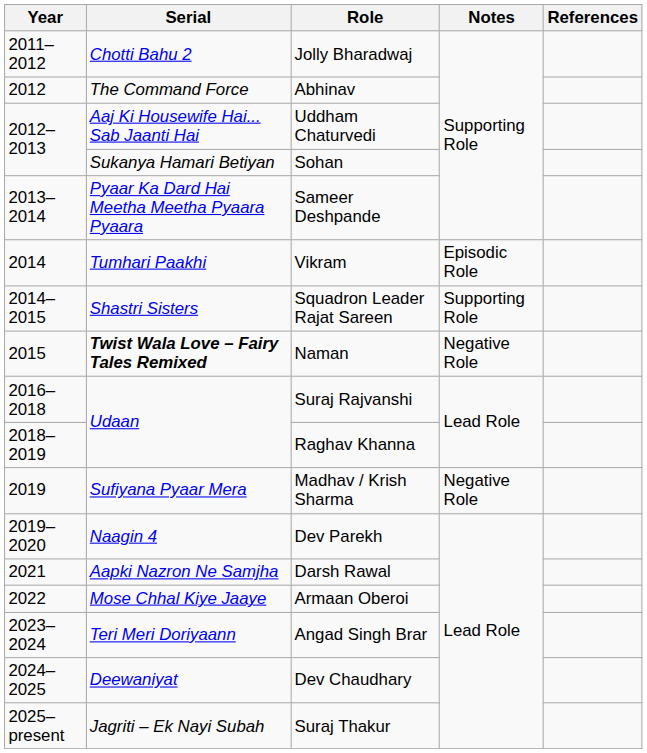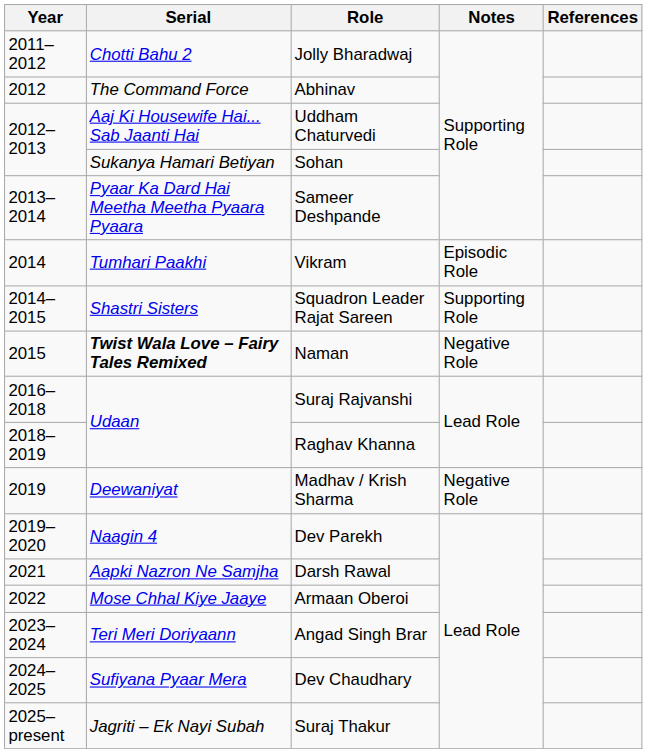(168, 490) Sufiyana Pyaar Mera -> (134, 490) Deewaniyat
(134, 680) Deewaniyat -> (168, 680) Sufiyana Pyaar Mera
